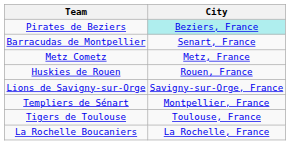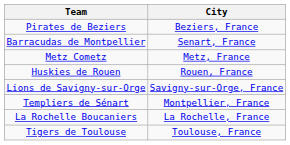(217, 27) paleturquoise background -> (217, 27) no background
rows swapped: (76, 117) <-> (76, 132)
